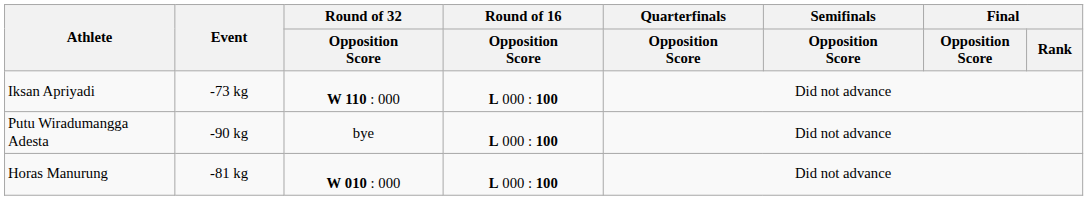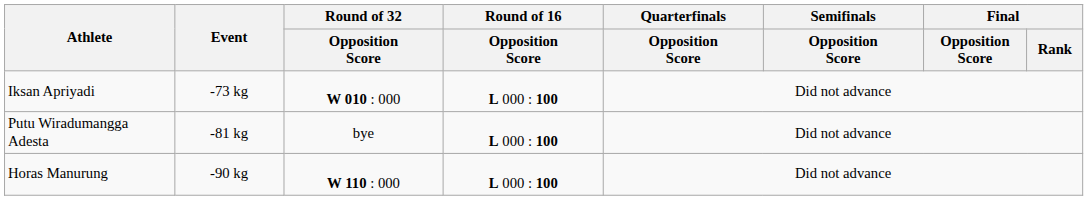(363, 100) W 110 : 000 -> (363, 100) W 010 : 000
(229, 133) -90 kg -> (229, 133) -81 kg
(229, 174) -81 kg -> (229, 174) -90 kg
(363, 183) W 010 : 000 -> (363, 183) W 110 : 000
